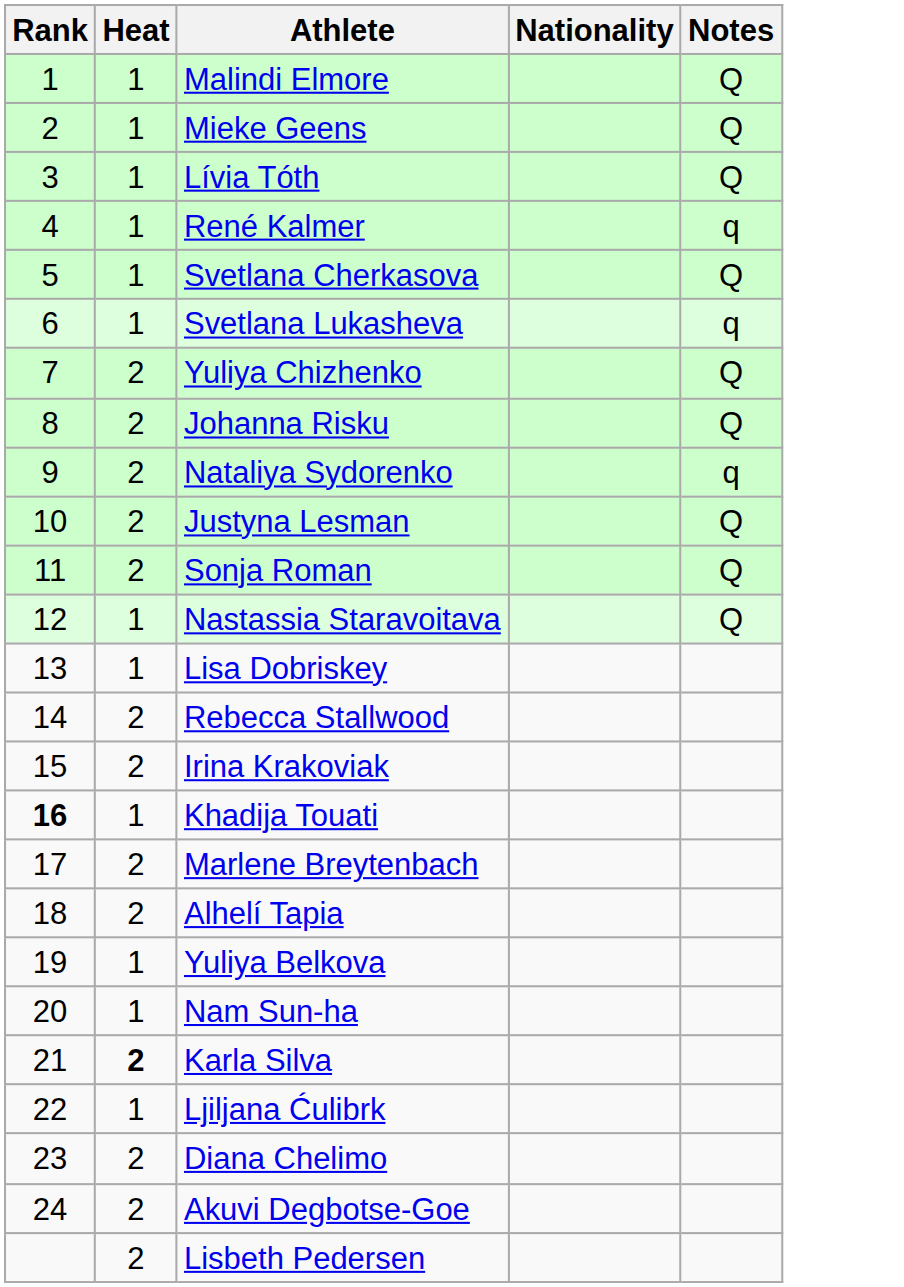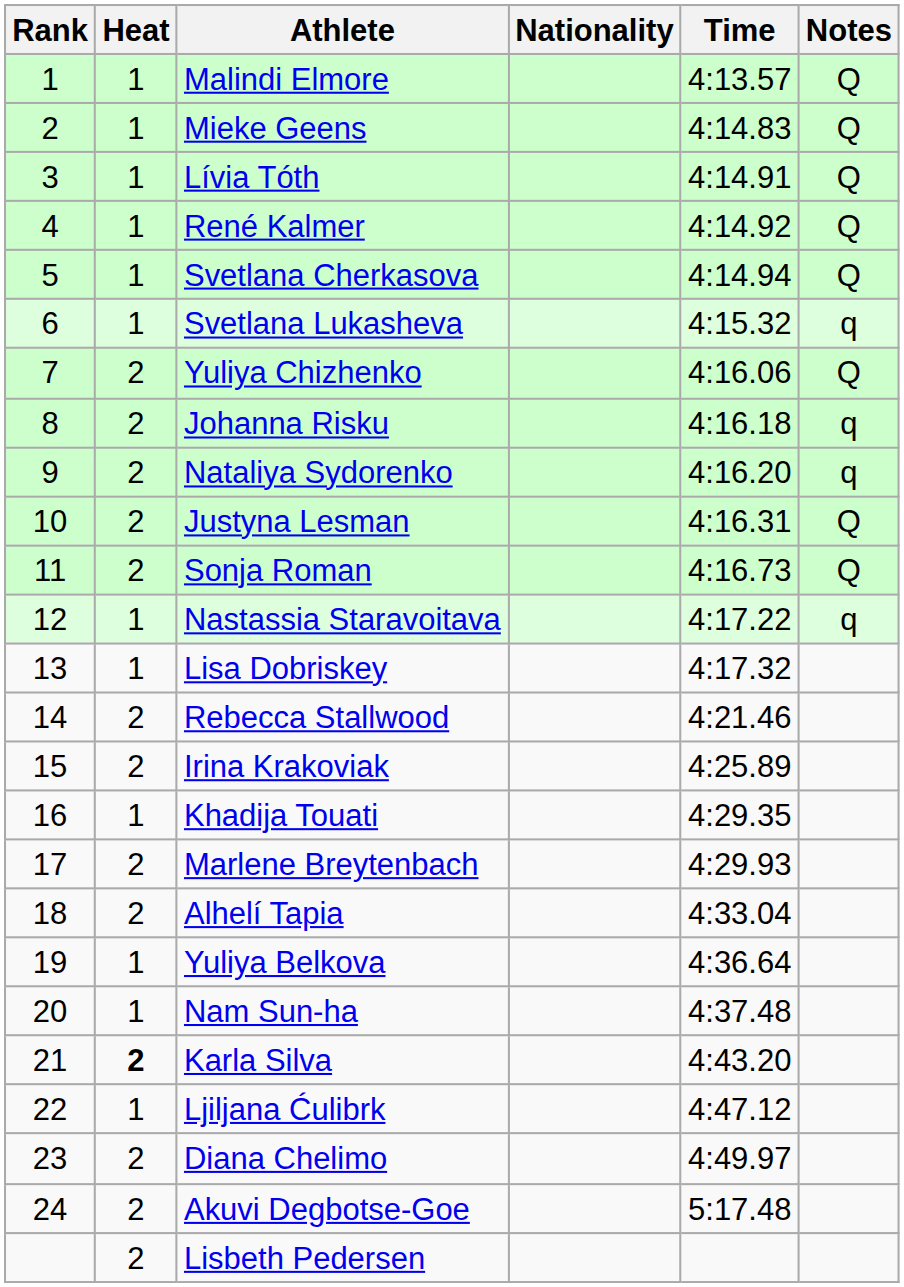+ column: (740, 30)
(731, 226) q -> (849, 226) Q
(731, 422) Q -> (849, 422) q
(731, 619) Q -> (849, 619) q
(50, 815) bold -> (50, 815) normal
